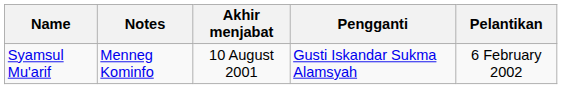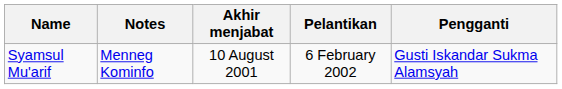columns swapped: (373, 24) <-> (506, 24)
